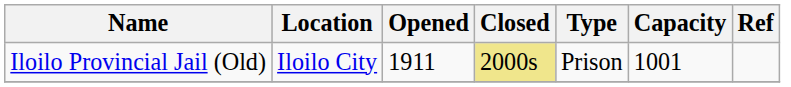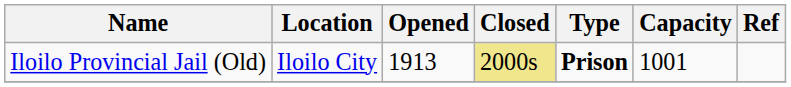(412, 61) 1911 -> (412, 61) 1913
(592, 61) normal -> (594, 61) bold
